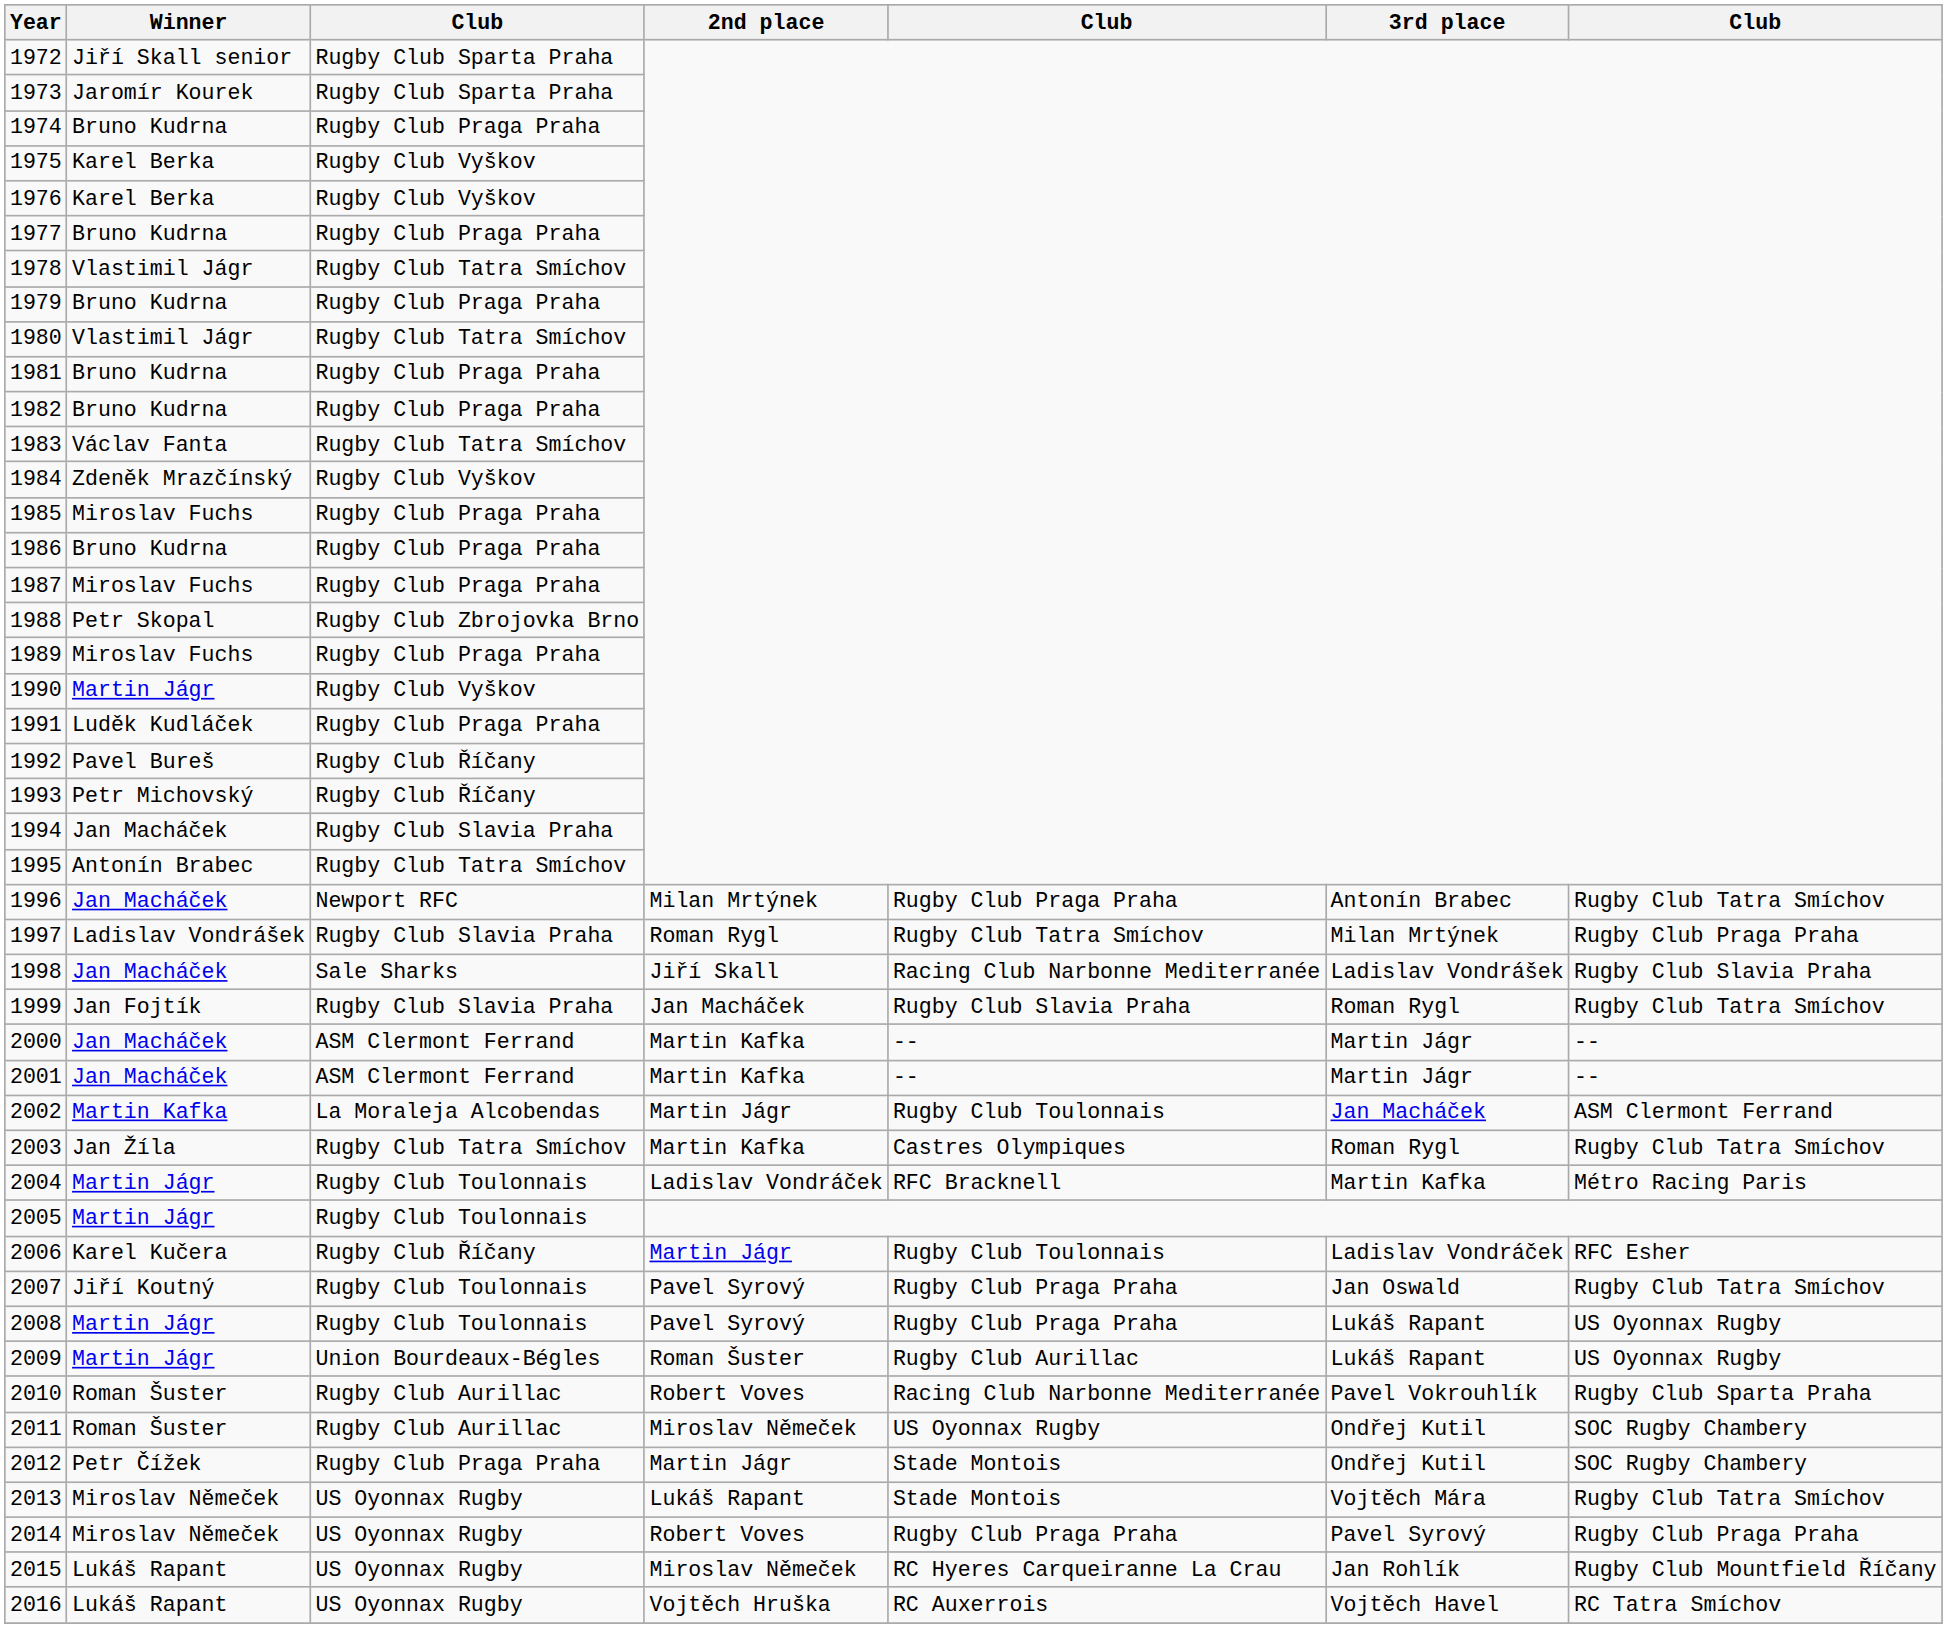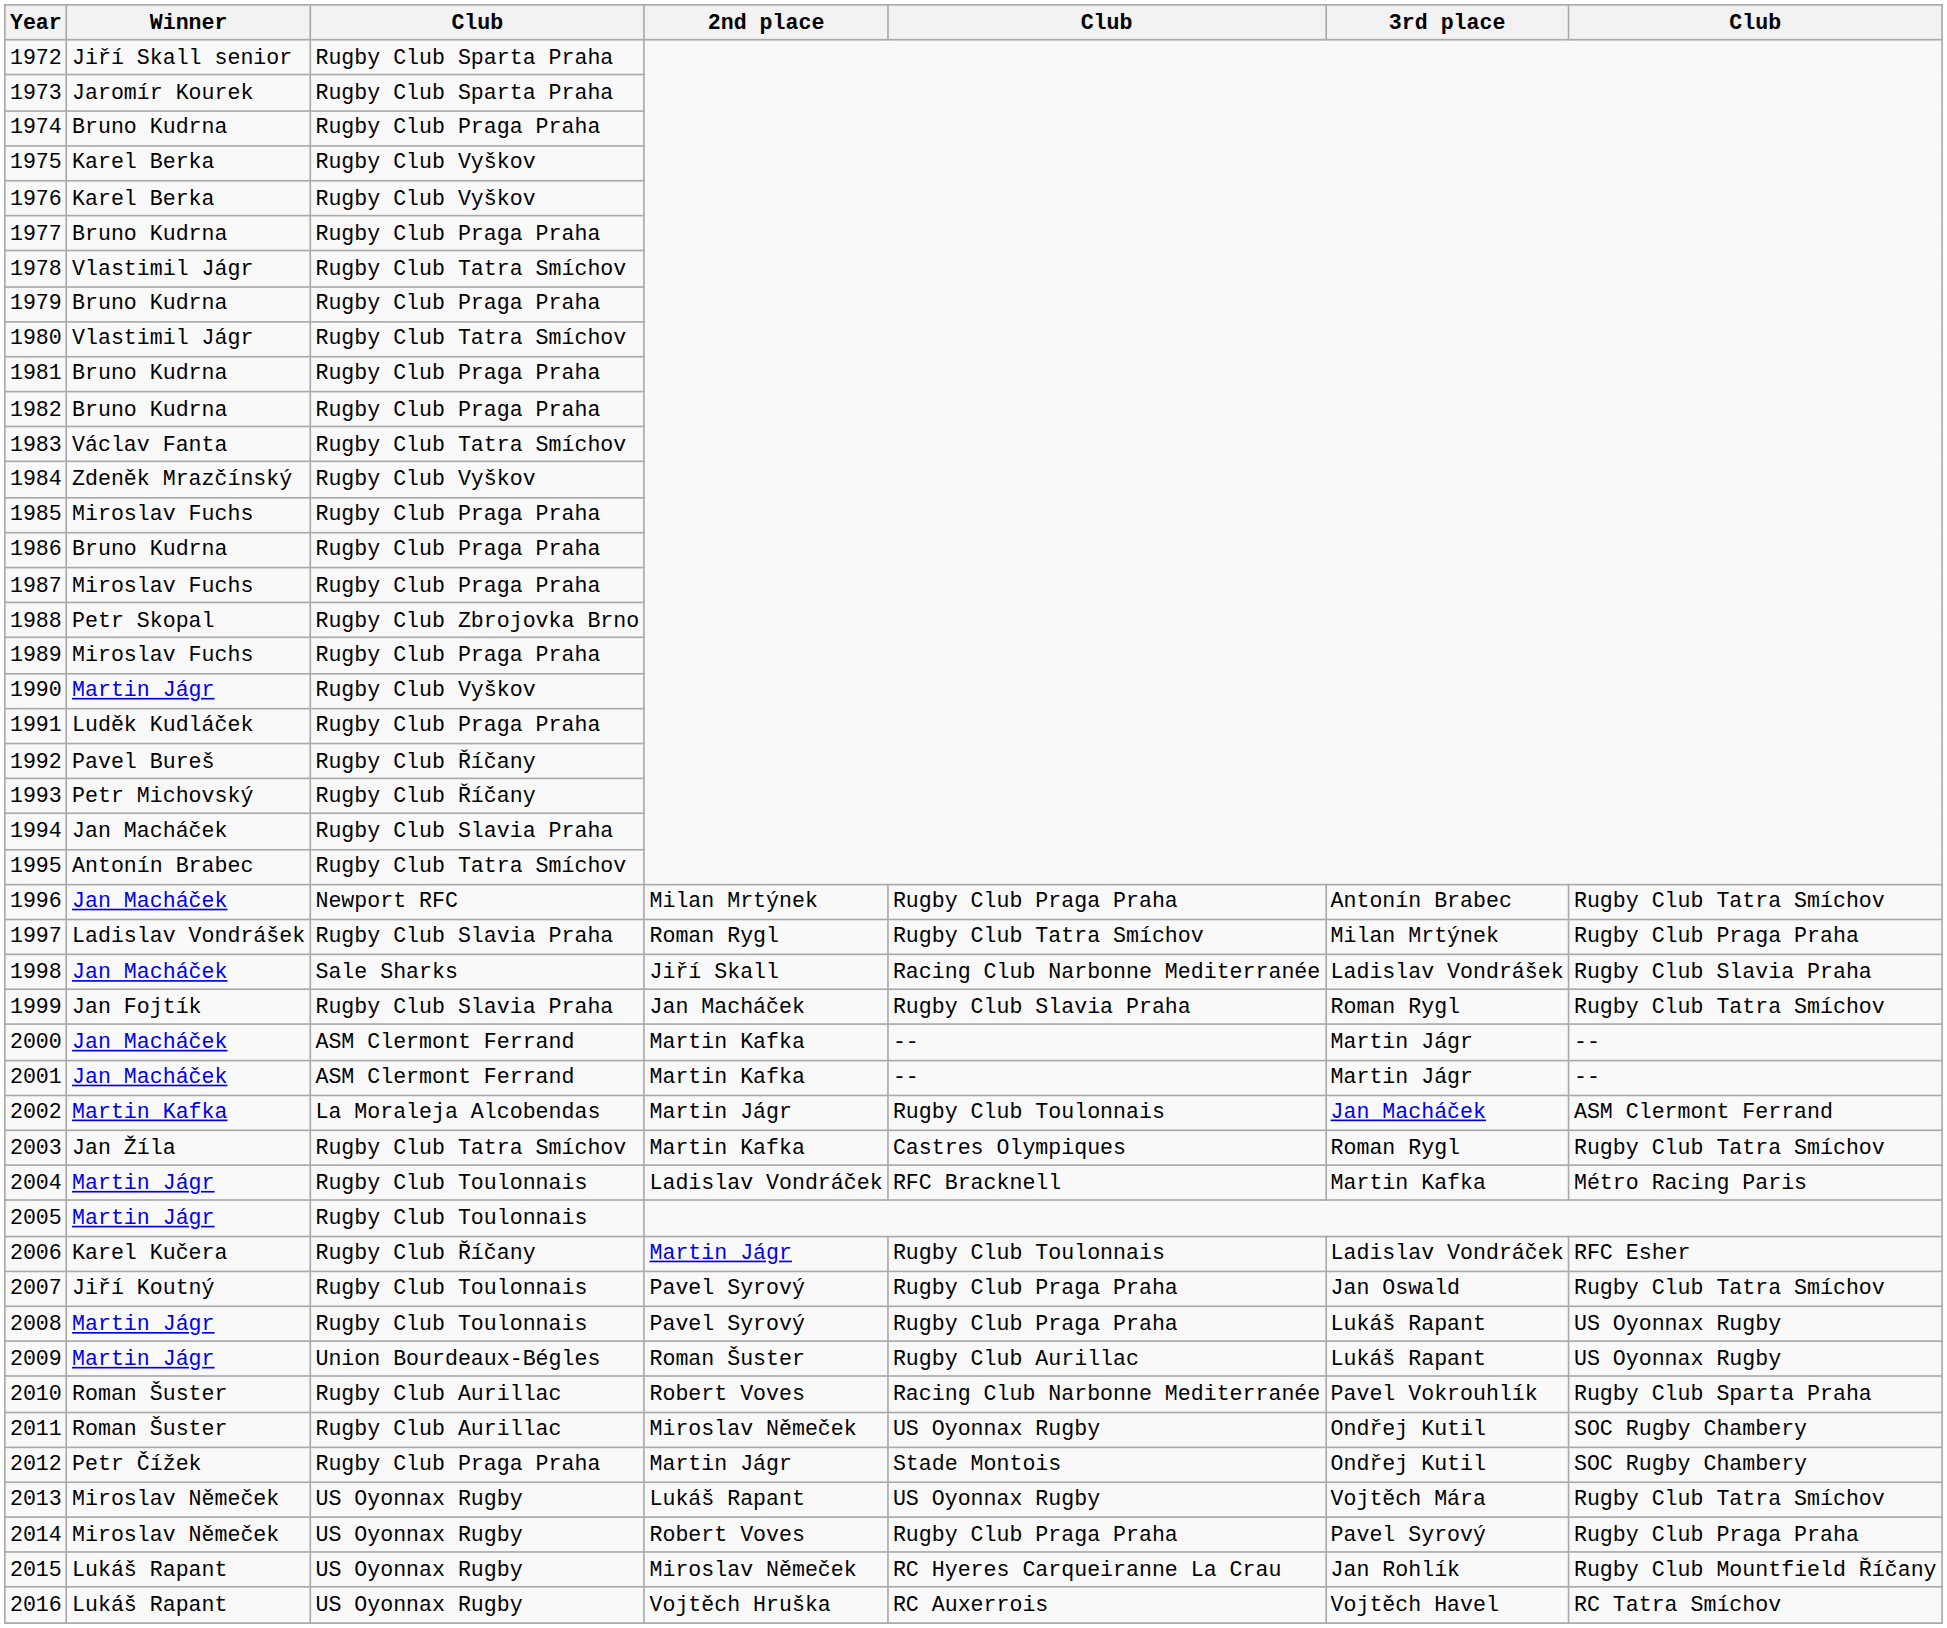(977, 1500) Stade Montois -> (997, 1500) US Oyonnax Rugby
